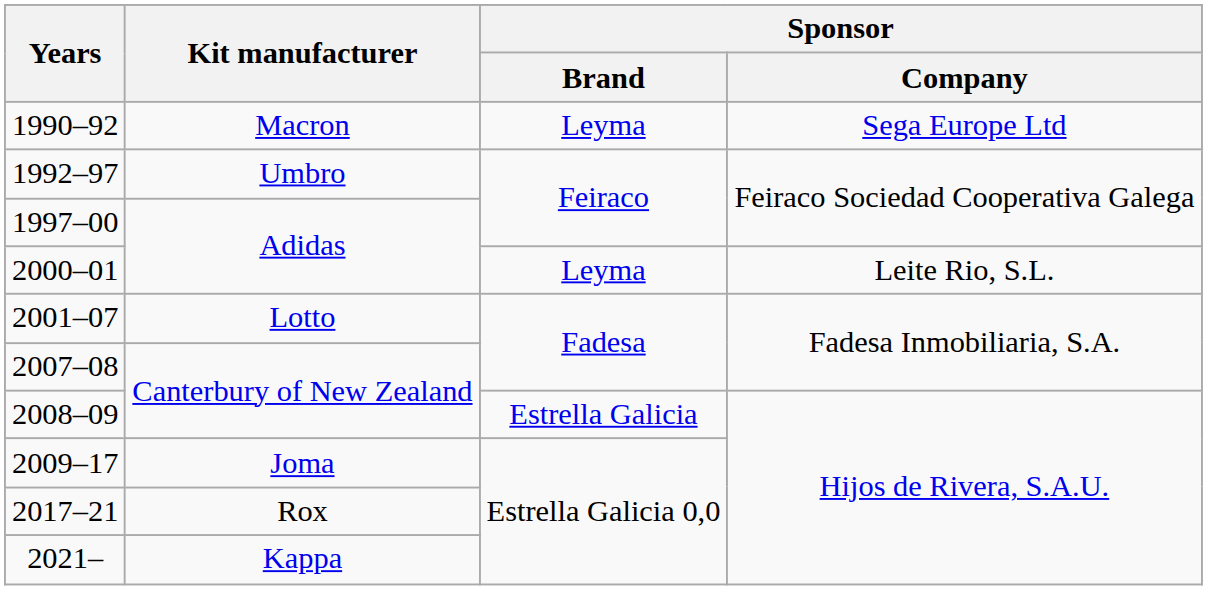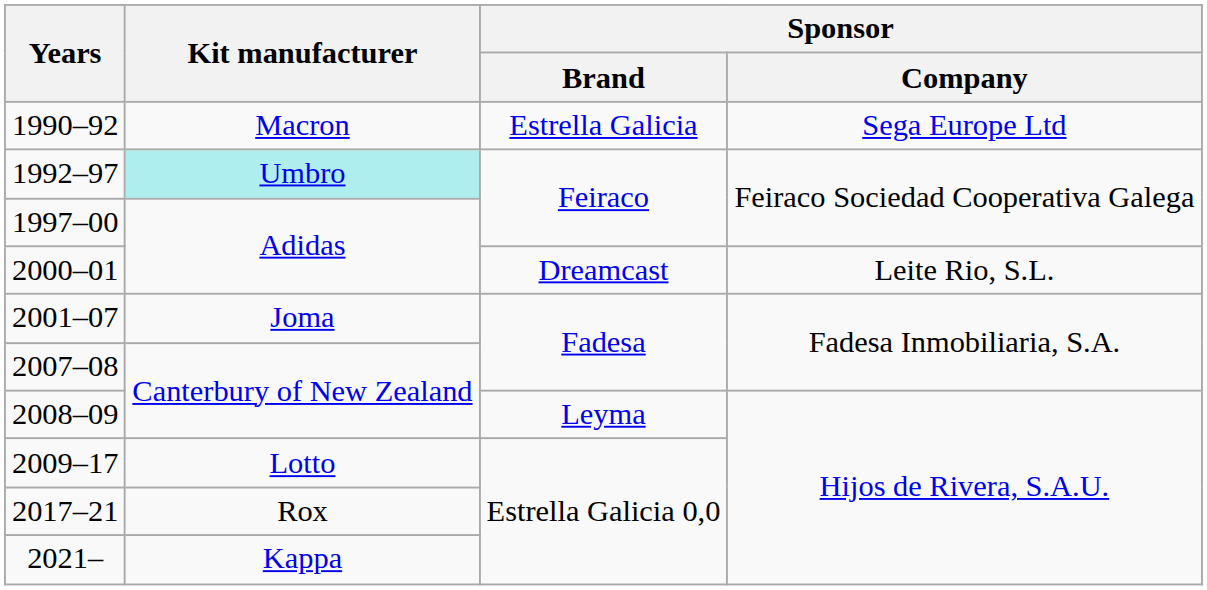(603, 125) Leyma -> (603, 125) Estrella Galicia
(302, 173) no background -> (302, 173) paleturquoise background
(603, 269) Leyma -> (603, 269) Dreamcast
(302, 317) Lotto -> (302, 317) Joma
(603, 414) Estrella Galicia -> (603, 414) Leyma
(302, 462) Joma -> (302, 462) Lotto
